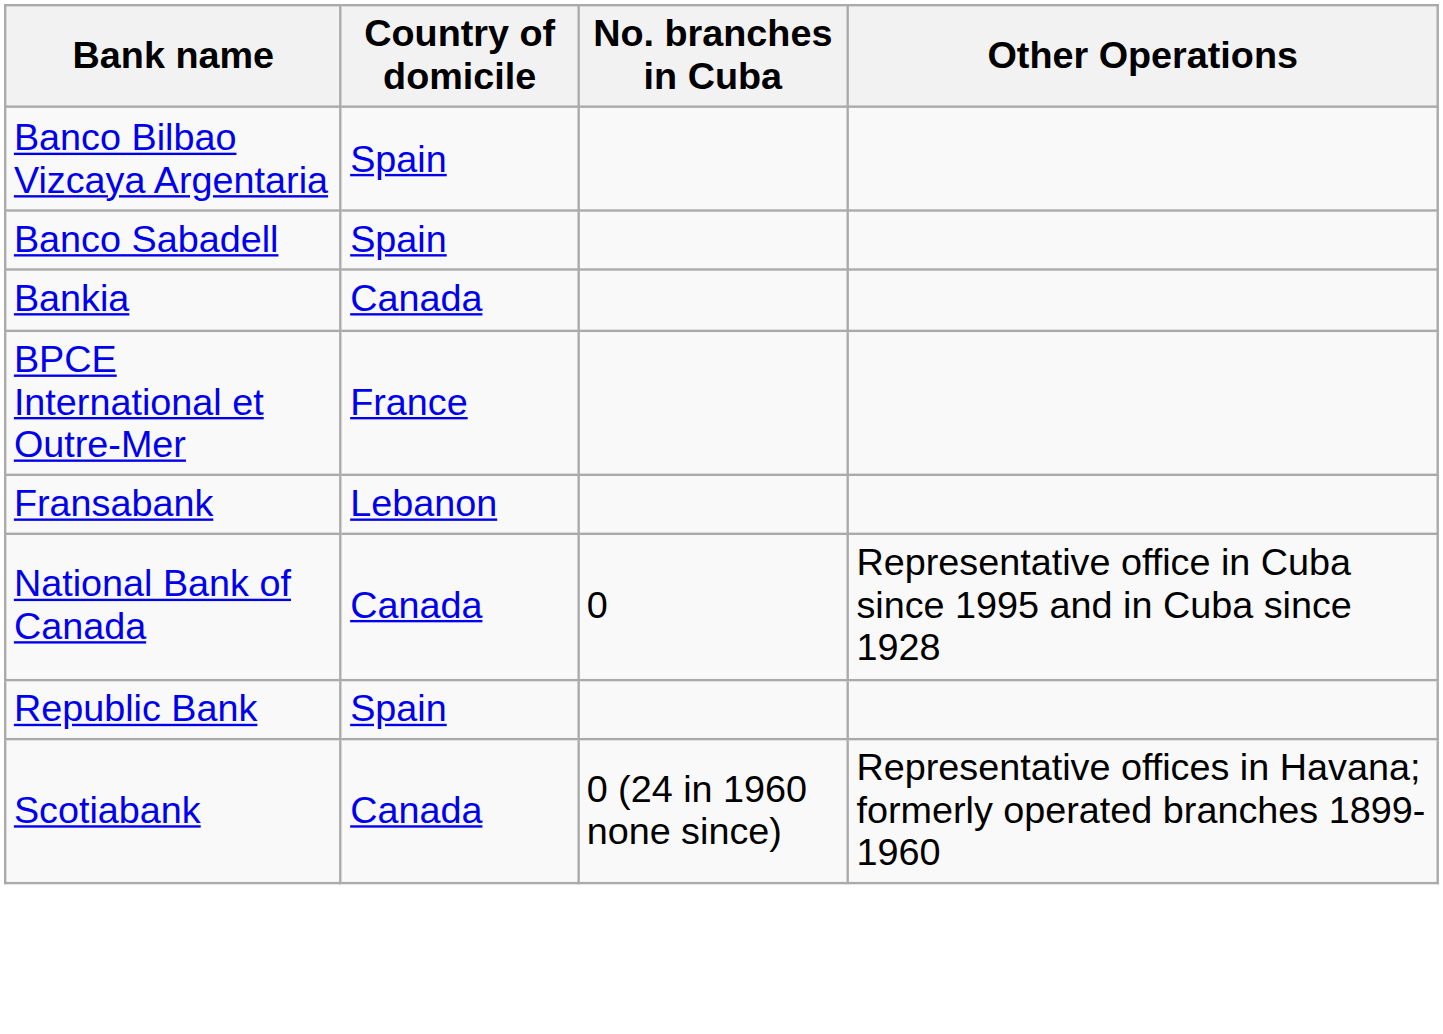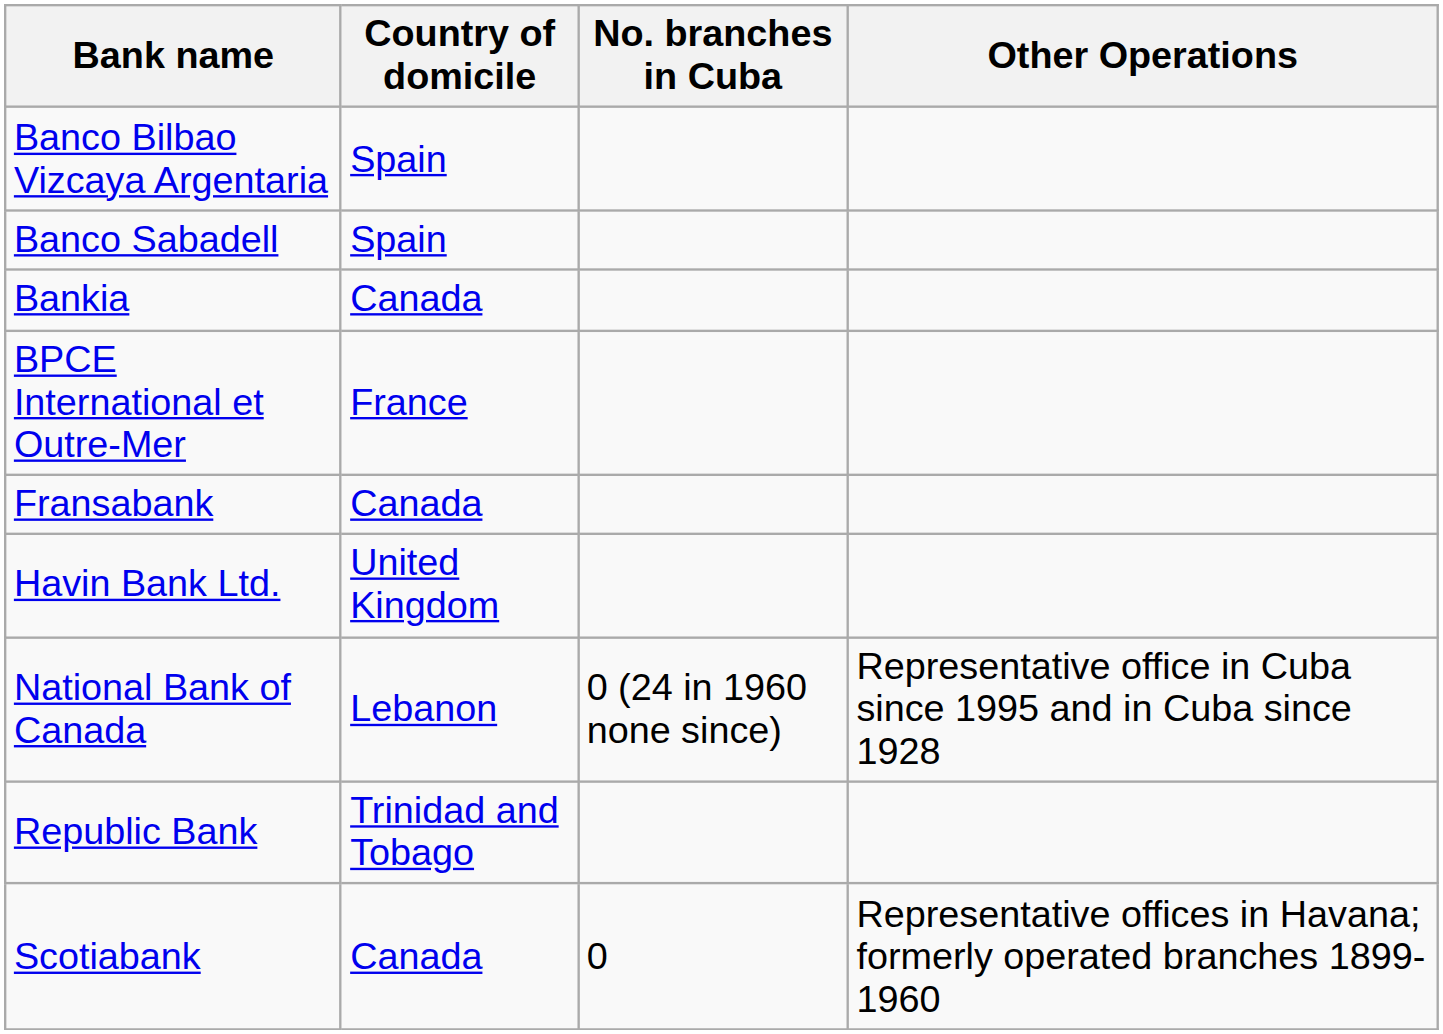(424, 503) Lebanon -> (416, 503) Canada
+ row: (147, 584)
(416, 606) Canada -> (424, 708) Lebanon
(597, 606) 0 -> (697, 708) 0 (24 in 1960 none since)
(398, 708) Spain -> (454, 832) Trinidad and Tobago
(697, 810) 0 (24 in 1960 none since) -> (597, 955) 0
